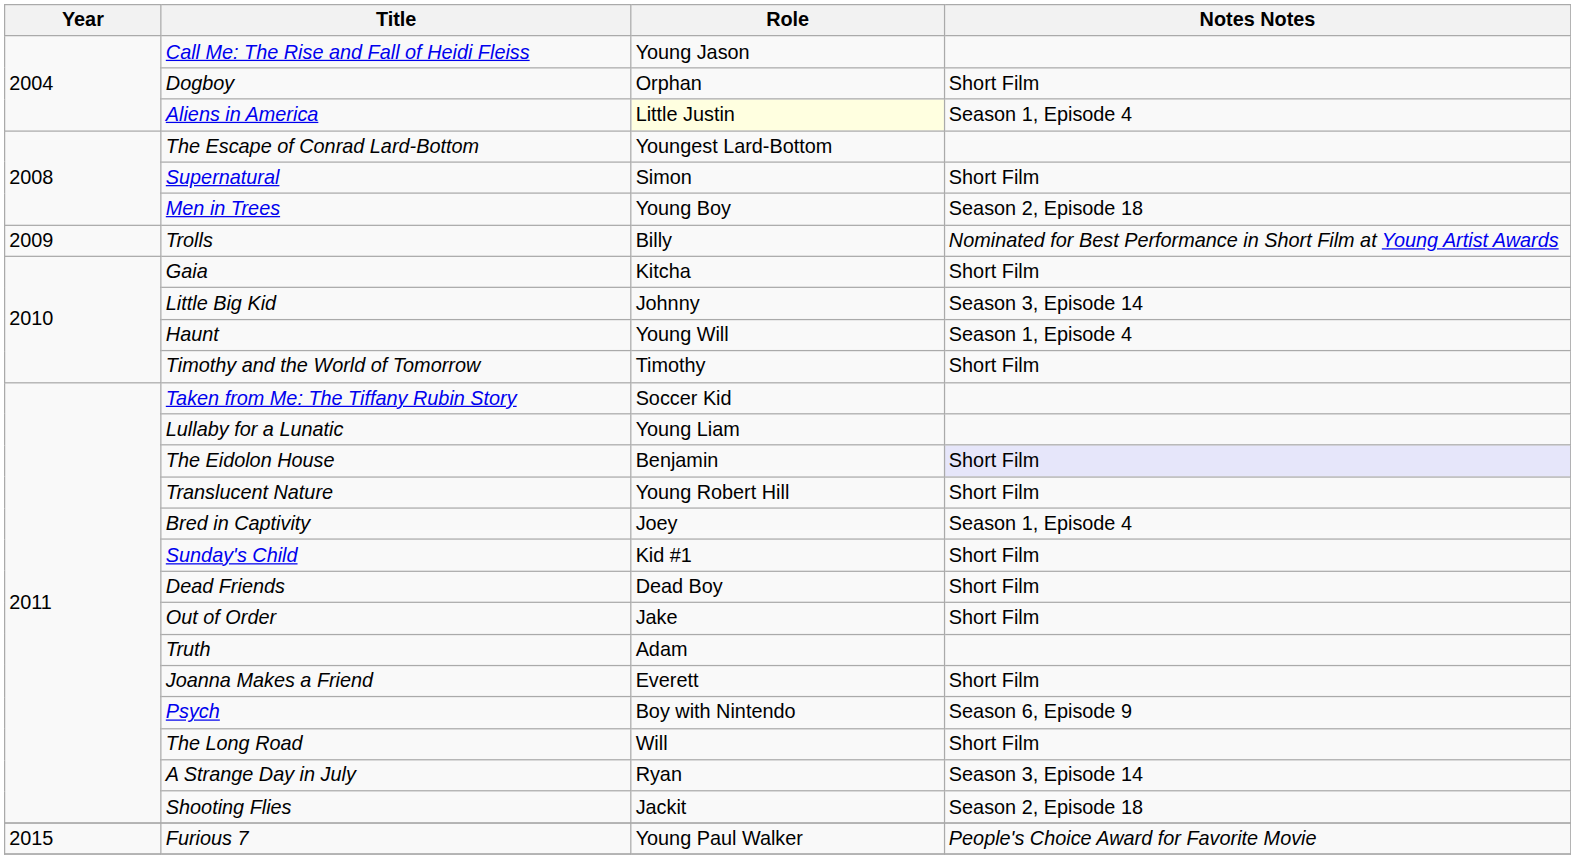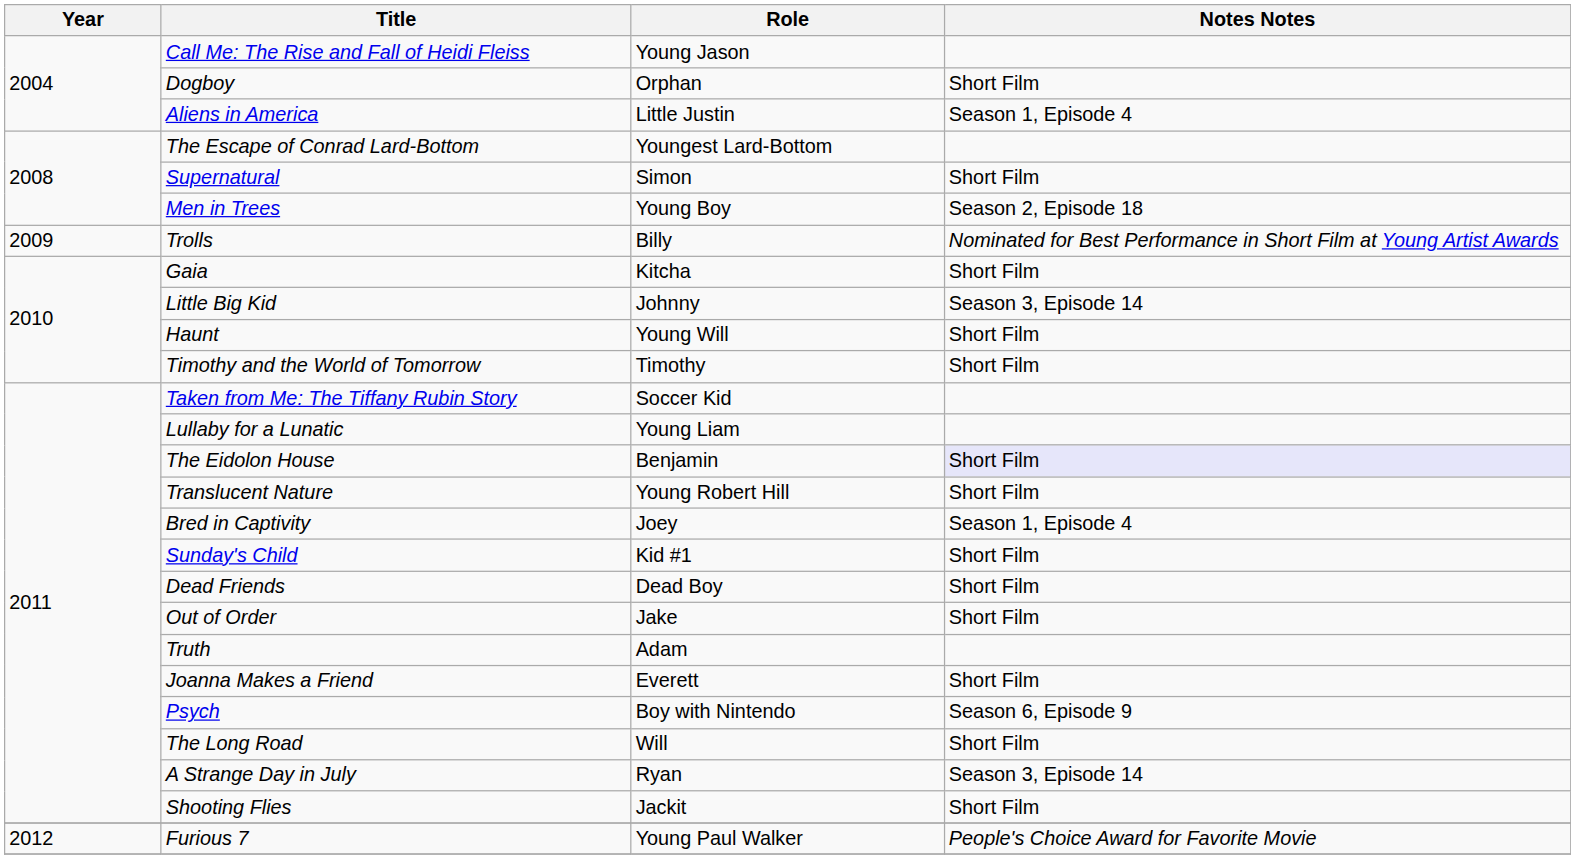(685, 114) lightyellow background -> (685, 114) no background
(1040, 334) Season 1, Episode 4 -> (994, 334) Short Film
(1046, 806) Season 2, Episode 18 -> (994, 806) Short Film
(31, 838) 2015 -> (31, 838) 2012
